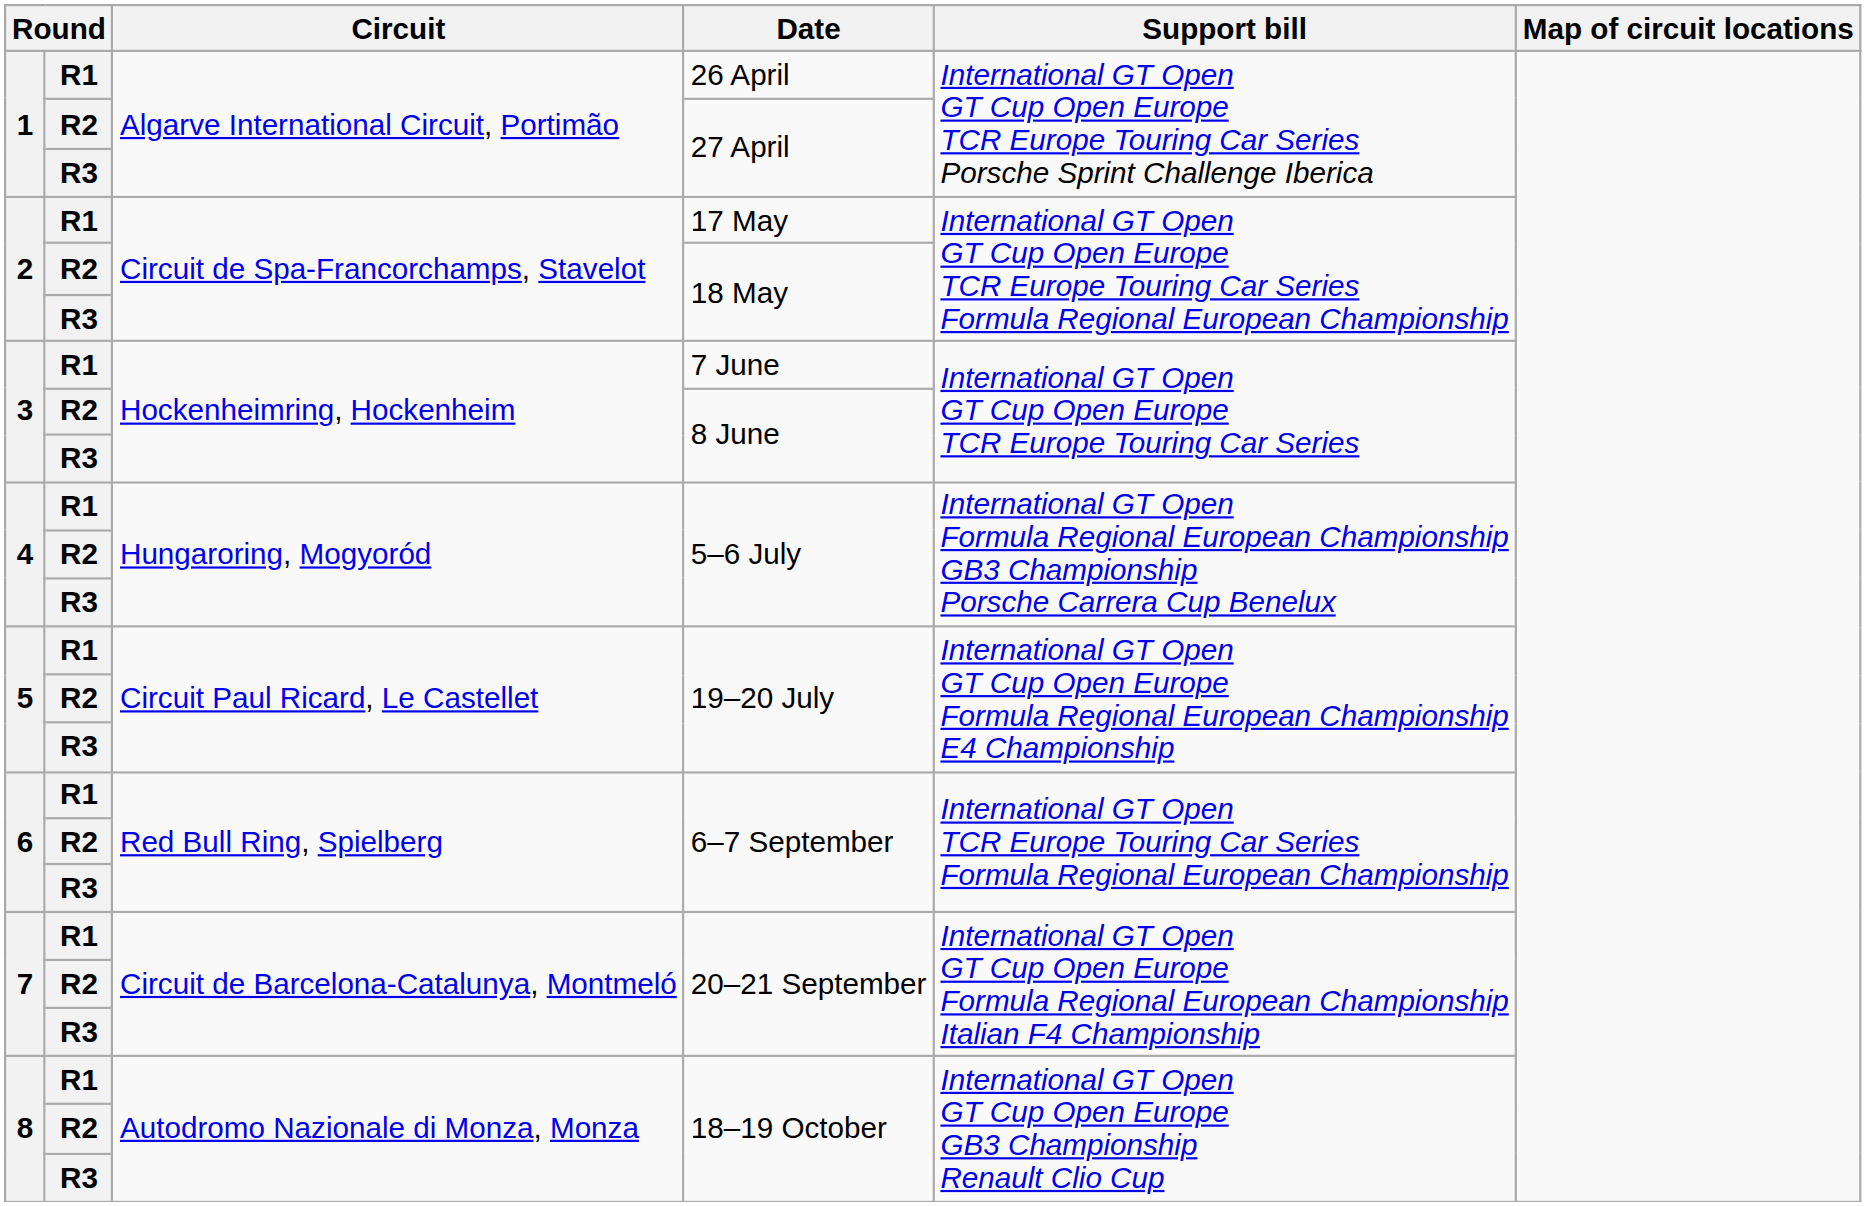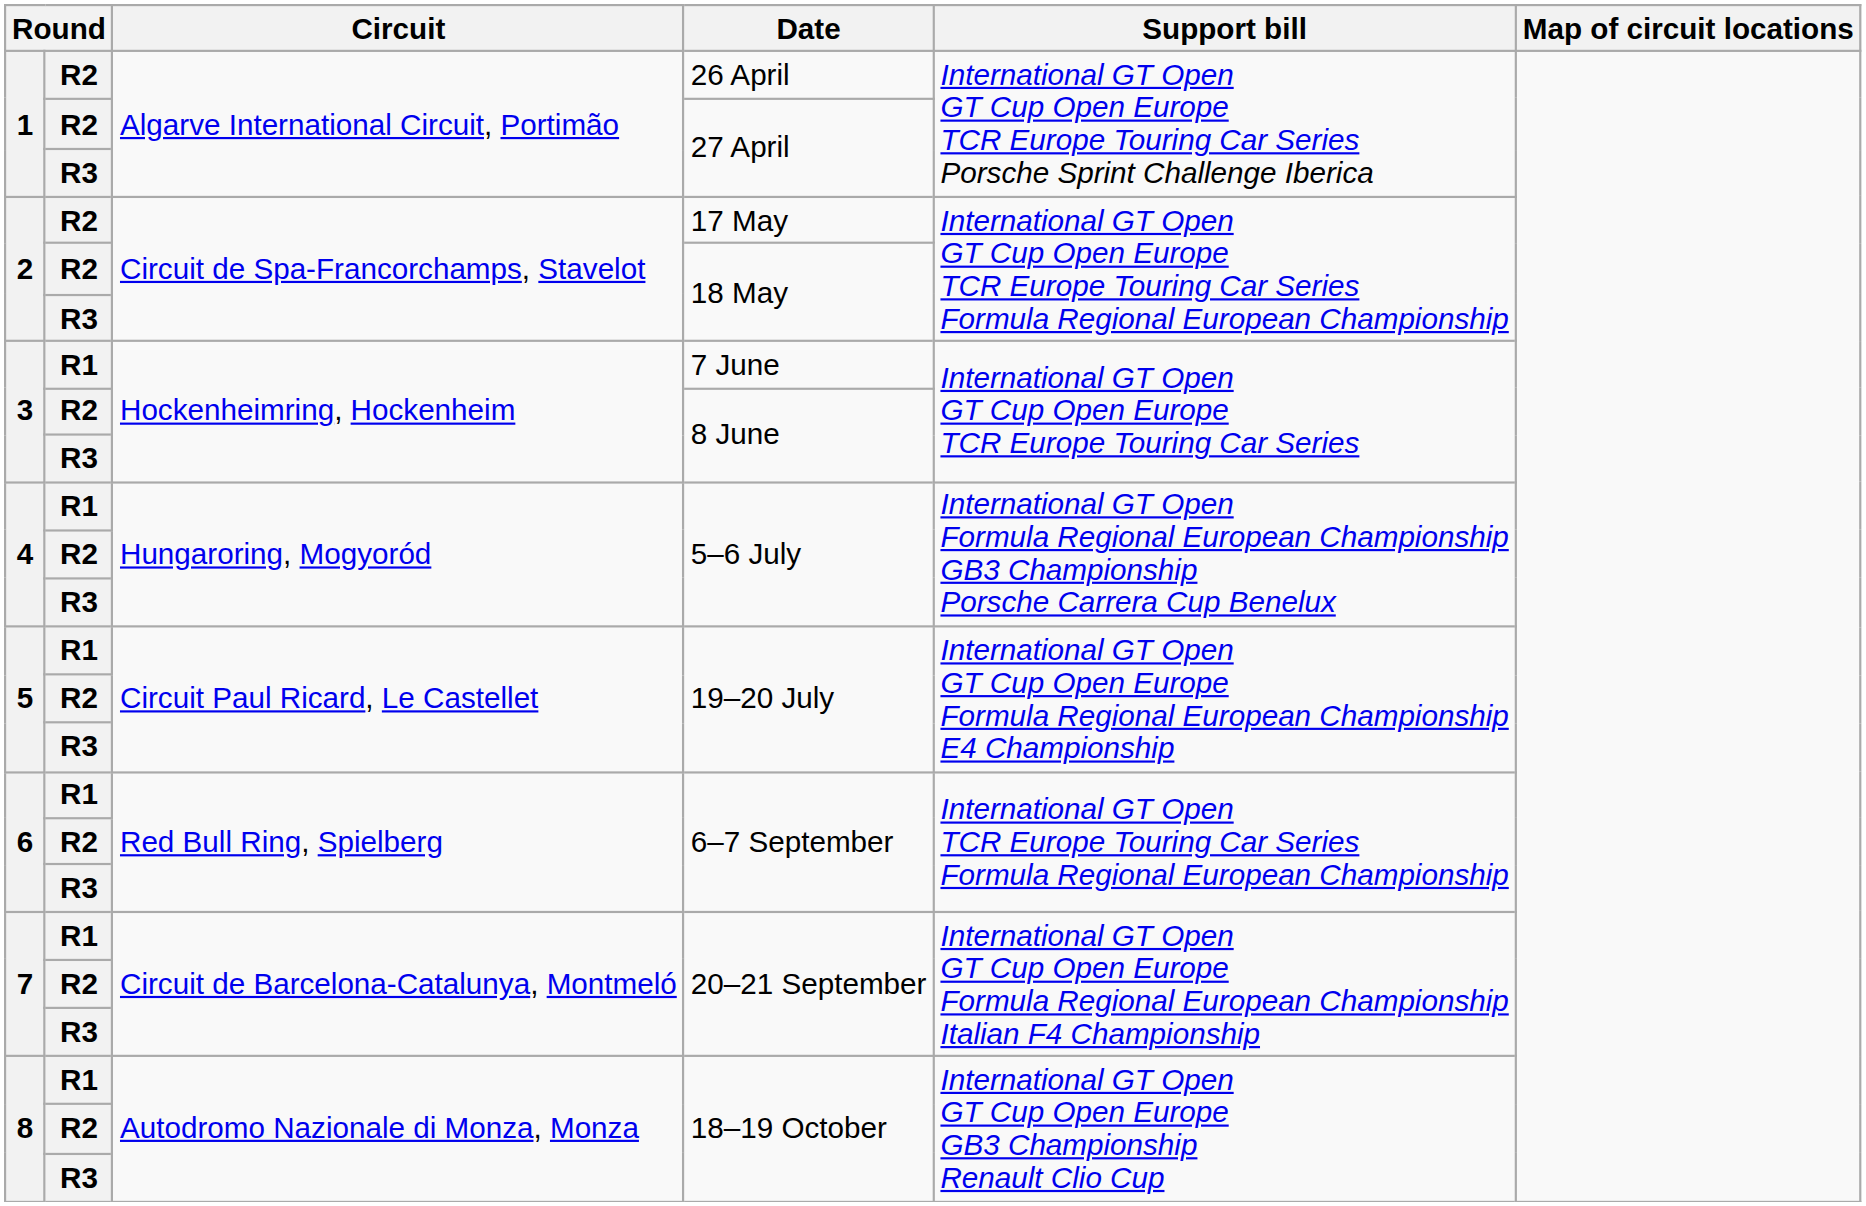(79, 75) R1 -> (79, 75) R2
(79, 220) R1 -> (79, 220) R2
